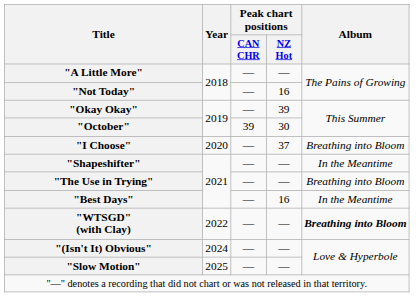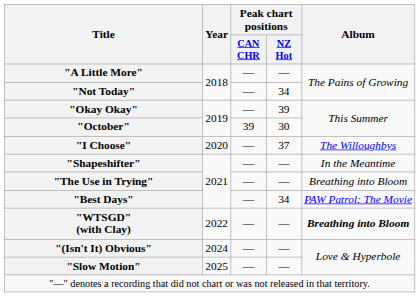(284, 91) 16 -> (284, 91) 34
(355, 145) Breathing into Bloom -> (358, 145) The Willoughbys
(284, 199) 16 -> (284, 199) 34
(355, 199) In the Meantime -> (358, 199) PAW Patrol: The Movie
